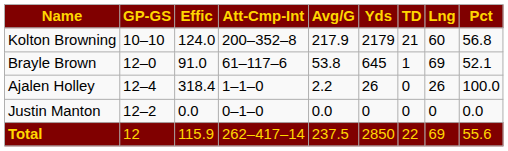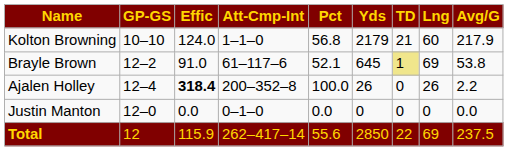columns swapped: (481, 16) <-> (333, 16)
(259, 39) 200–352–8 -> (243, 39) 1–1–0
(140, 63) 12–0 -> (140, 63) 12–2
(406, 63) no background -> (400, 63) khaki background
(197, 87) normal -> (197, 87) bold
(243, 87) 1–1–0 -> (259, 87) 200–352–8
(140, 110) 12–2 -> (140, 110) 12–0
